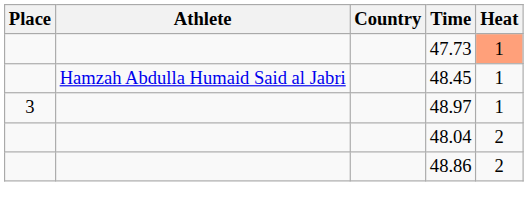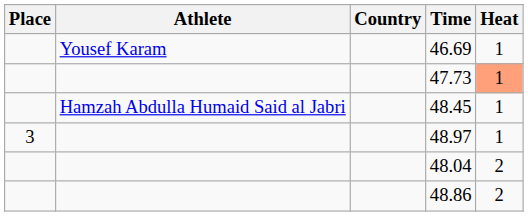+ row: (451, 48)
